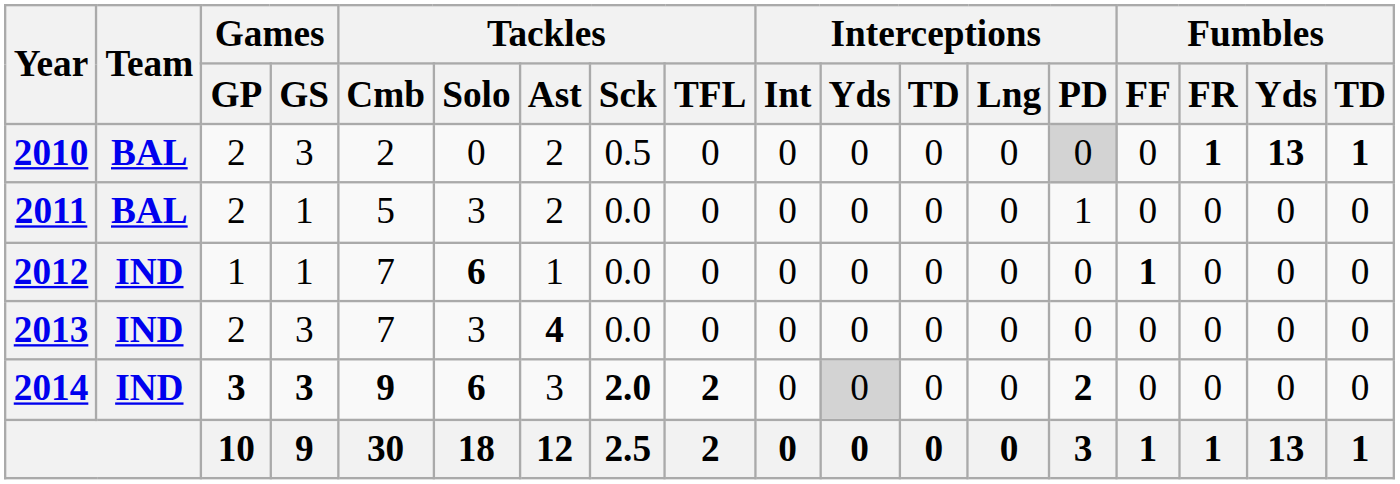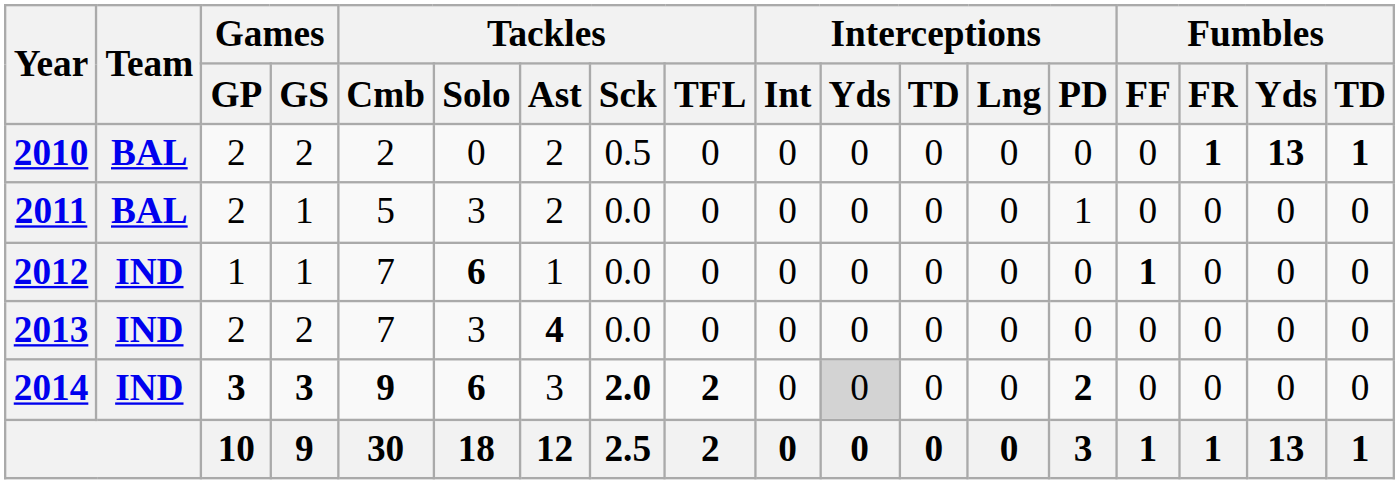(304, 152) 3 -> (304, 152) 2
(1083, 152) lightgrey background -> (1083, 152) no background
(304, 329) 3 -> (304, 329) 2
